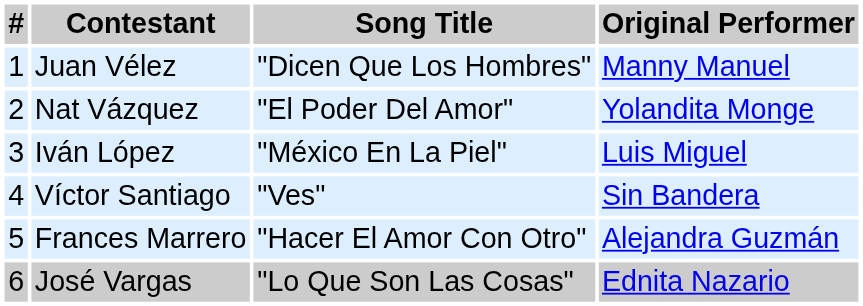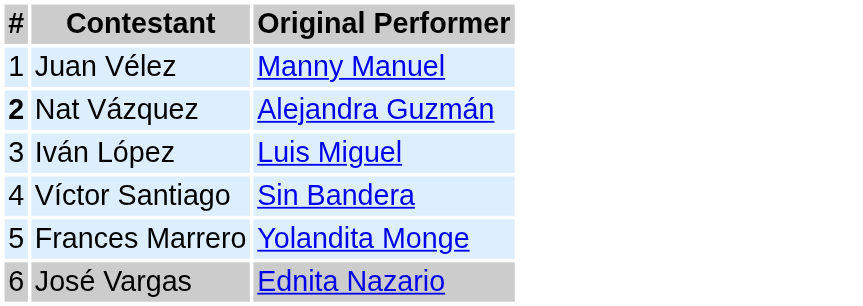- column: (424, 23)
(16, 109) normal -> (16, 109) bold
(708, 109) Yolandita Monge -> (376, 109) Alejandra Guzmán
(721, 238) Alejandra Guzmán -> (363, 238) Yolandita Monge
